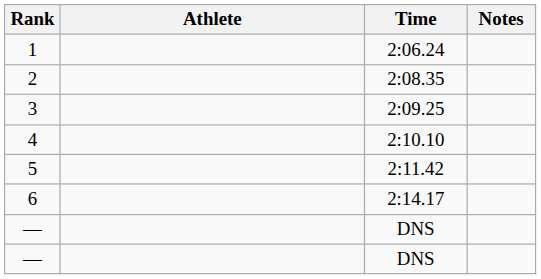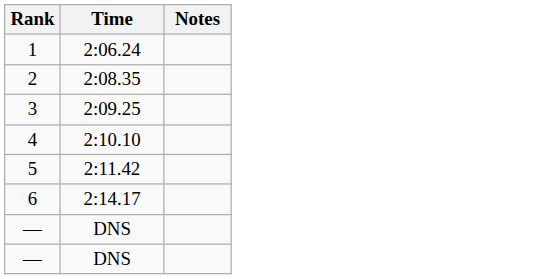- column: (212, 19)
